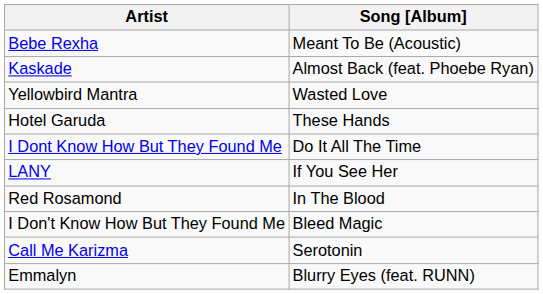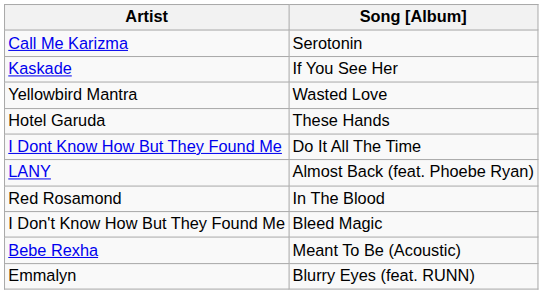rows swapped: (53, 43) <-> (68, 250)
(413, 69) Almost Back (feat. Phoebe Ryan) -> (345, 69) If You See Her
(345, 172) If You See Her -> (413, 172) Almost Back (feat. Phoebe Ryan)
